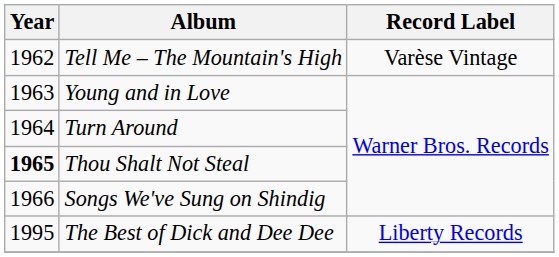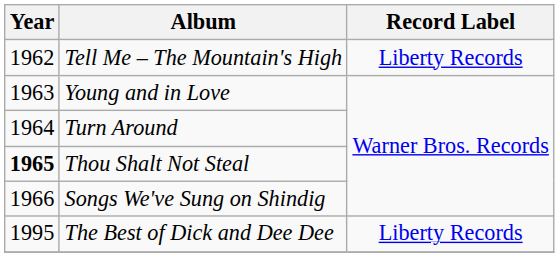(451, 57) Varèse Vintage -> (451, 57) Liberty Records
